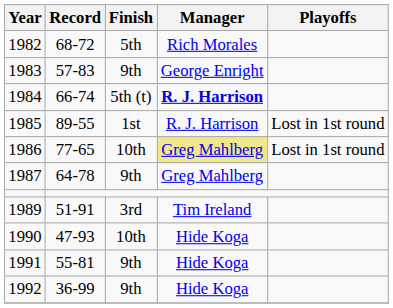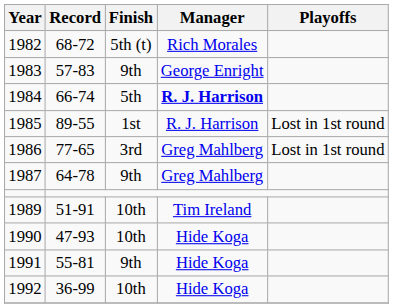(131, 44) 5th -> (131, 44) 5th (t)
(131, 96) 5th (t) -> (131, 96) 5th
(131, 149) 10th -> (131, 149) 3rd
(212, 149) khaki background -> (212, 149) no background
(131, 210) 3rd -> (131, 210) 10th
(131, 289) 9th -> (131, 289) 10th
